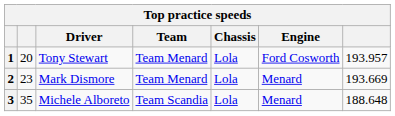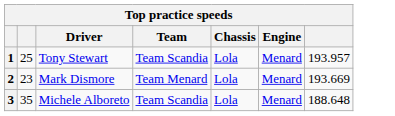(26, 57) 20 -> (26, 57) 25
(171, 57) Team Menard -> (172, 57) Team Scandia
(301, 57) Ford Cosworth -> (282, 57) Menard
